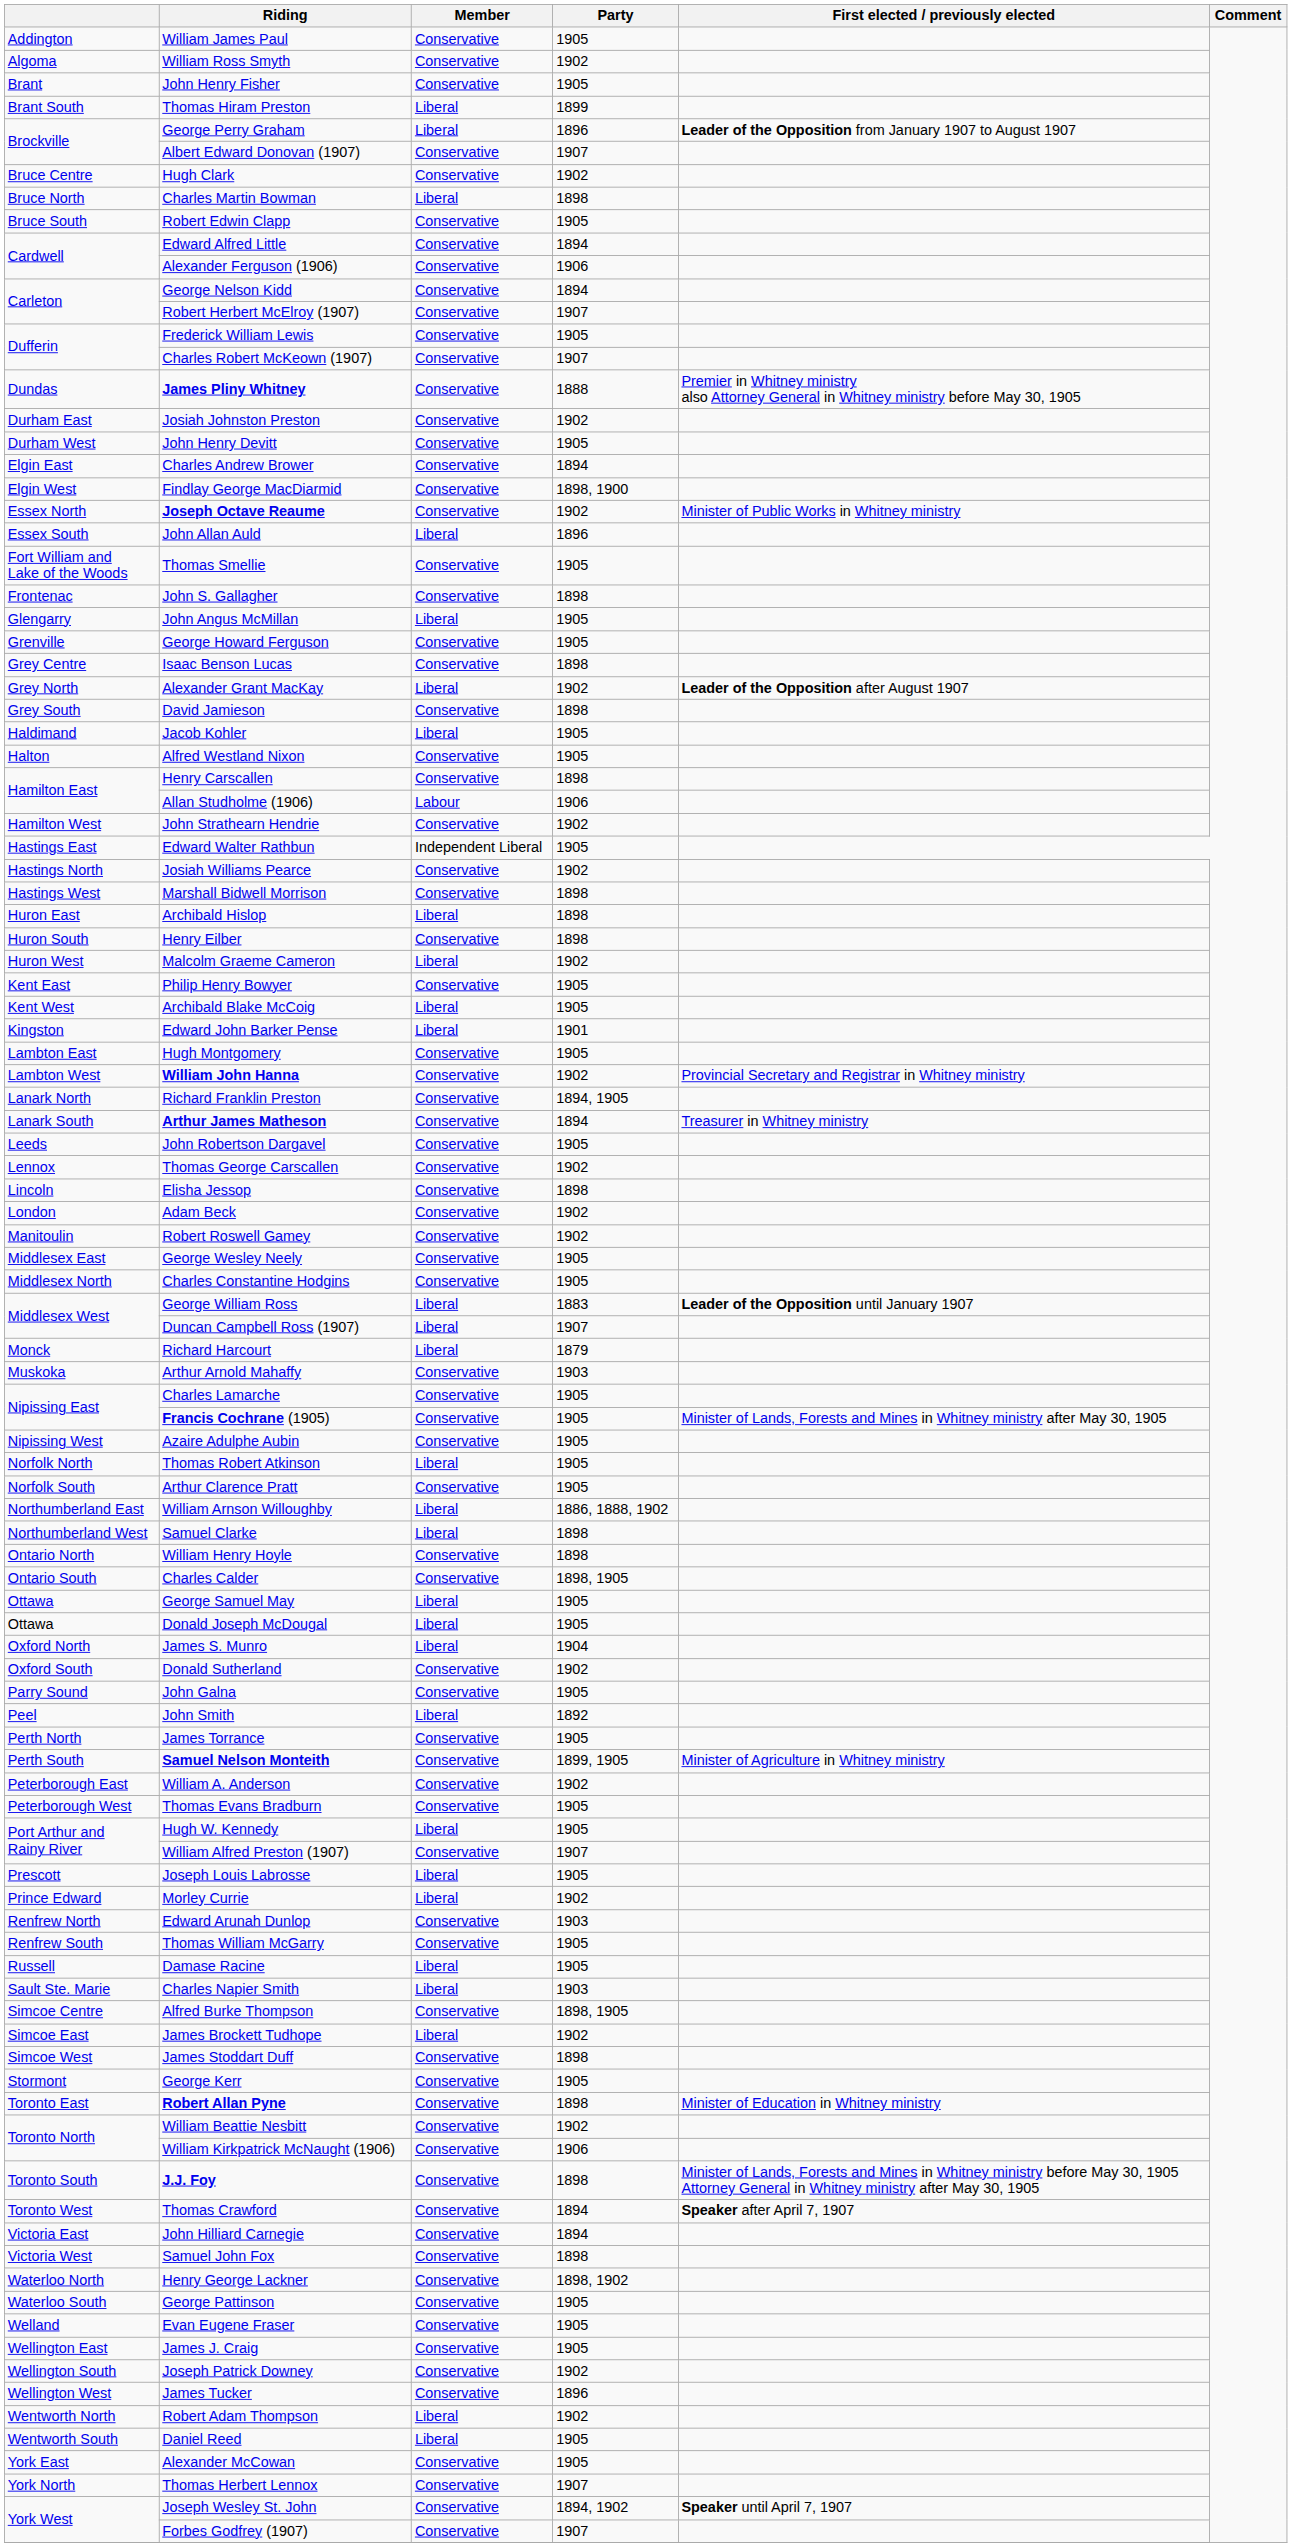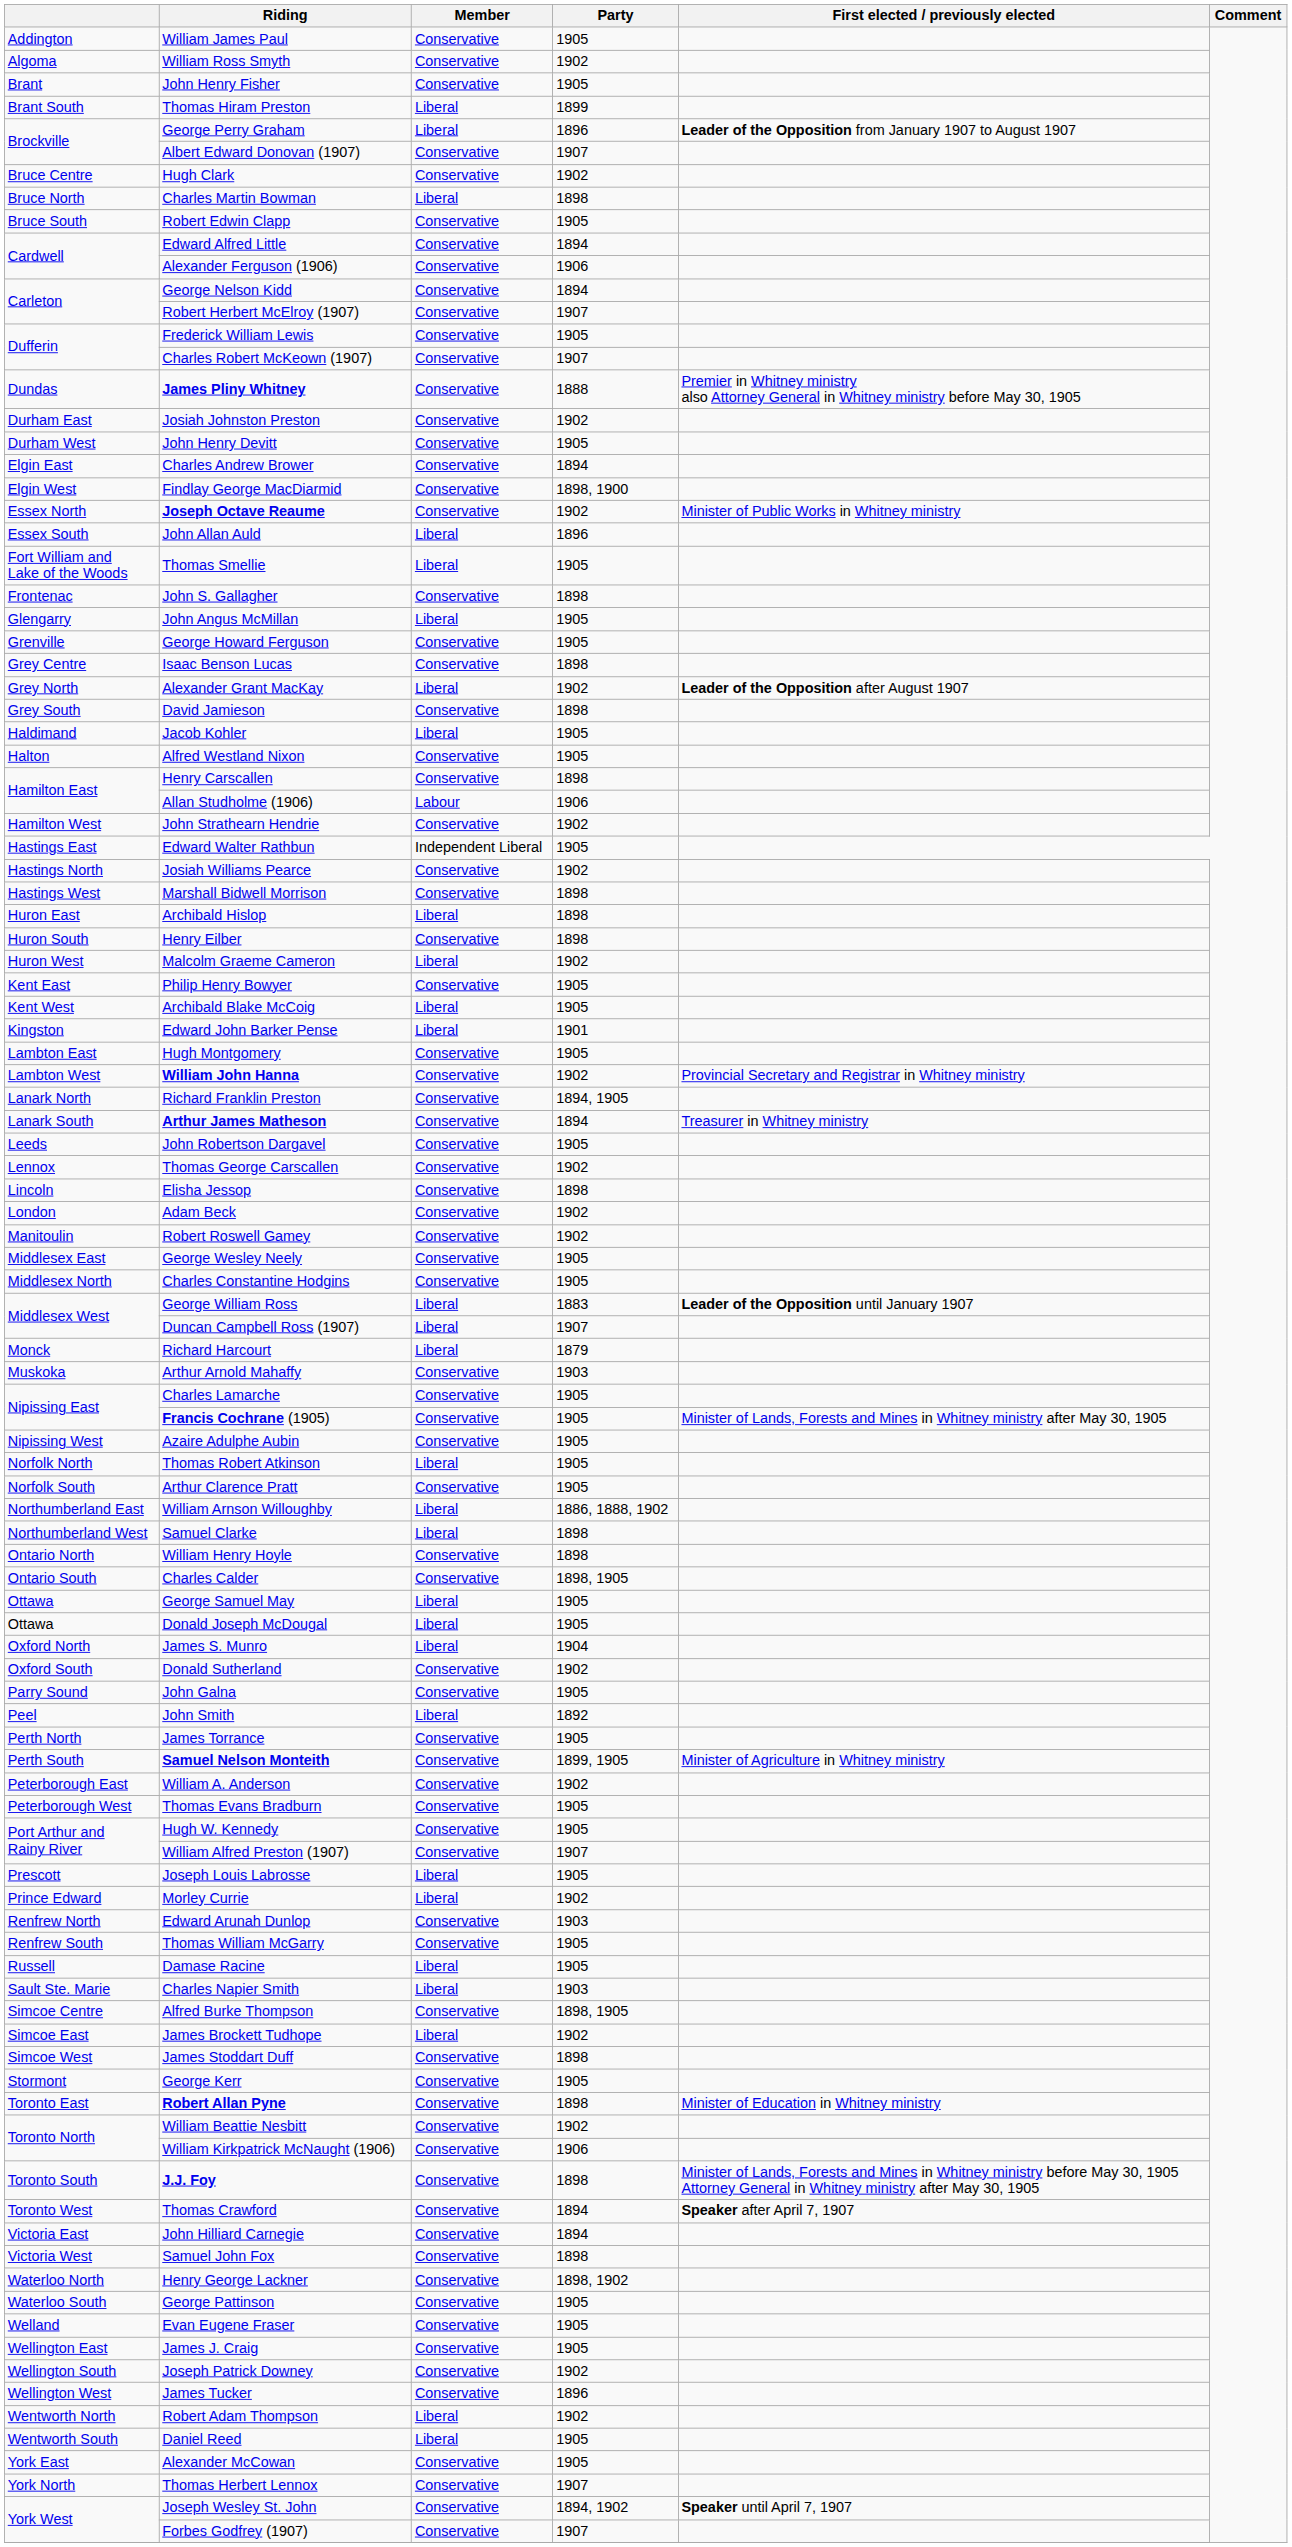(457, 565) Conservative -> (437, 565) Liberal
(437, 1829) Liberal -> (457, 1829) Conservative
